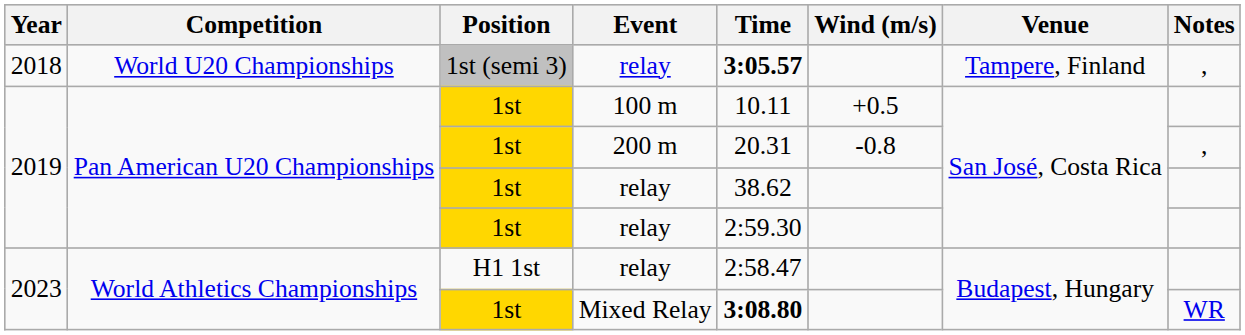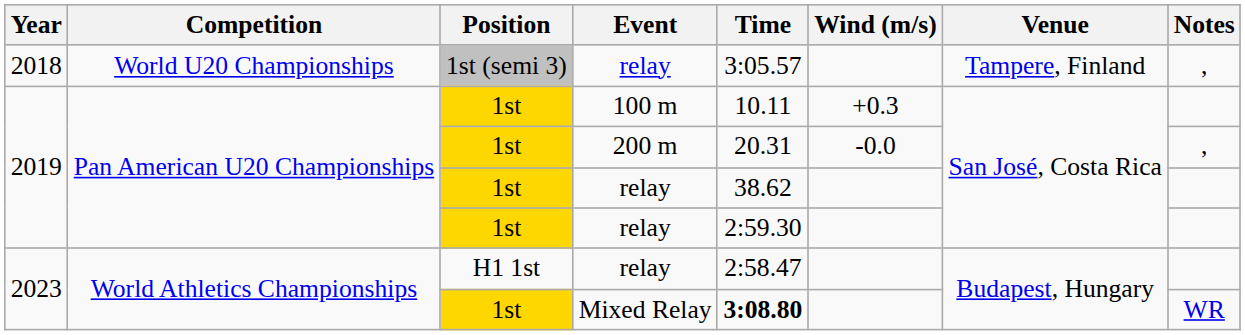(763, 65) bold -> (763, 65) normal
(875, 106) +0.5 -> (875, 106) +0.3
(875, 146) -0.8 -> (875, 146) -0.0
